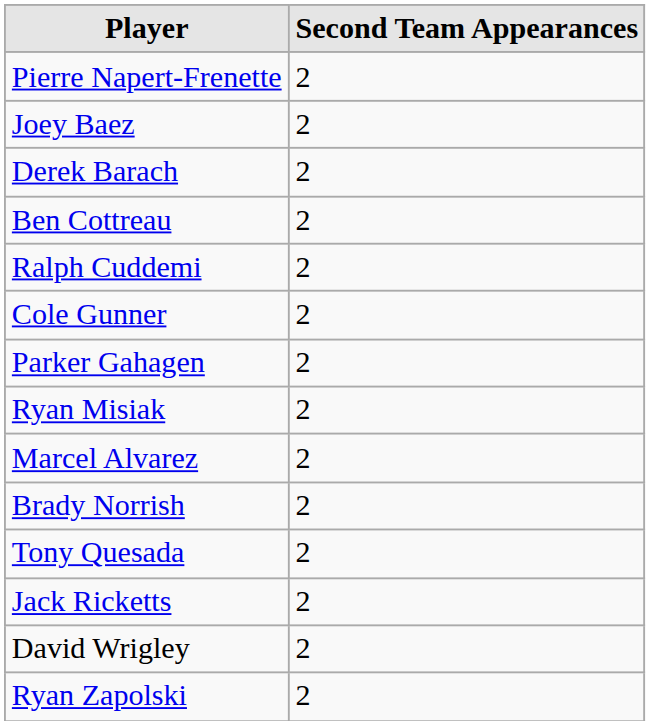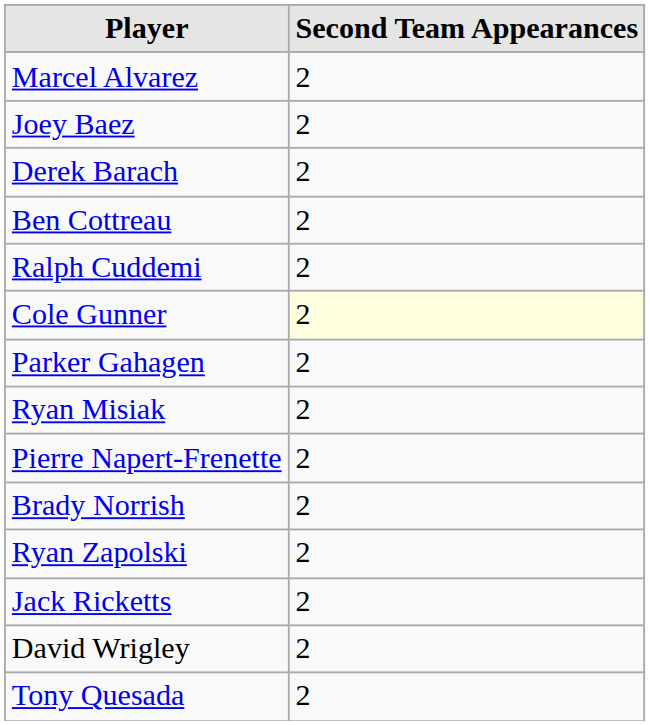rows swapped: (105, 457) <-> (147, 76)
(303, 314) no background -> (303, 314) lightyellow background
rows swapped: (98, 553) <-> (99, 696)
